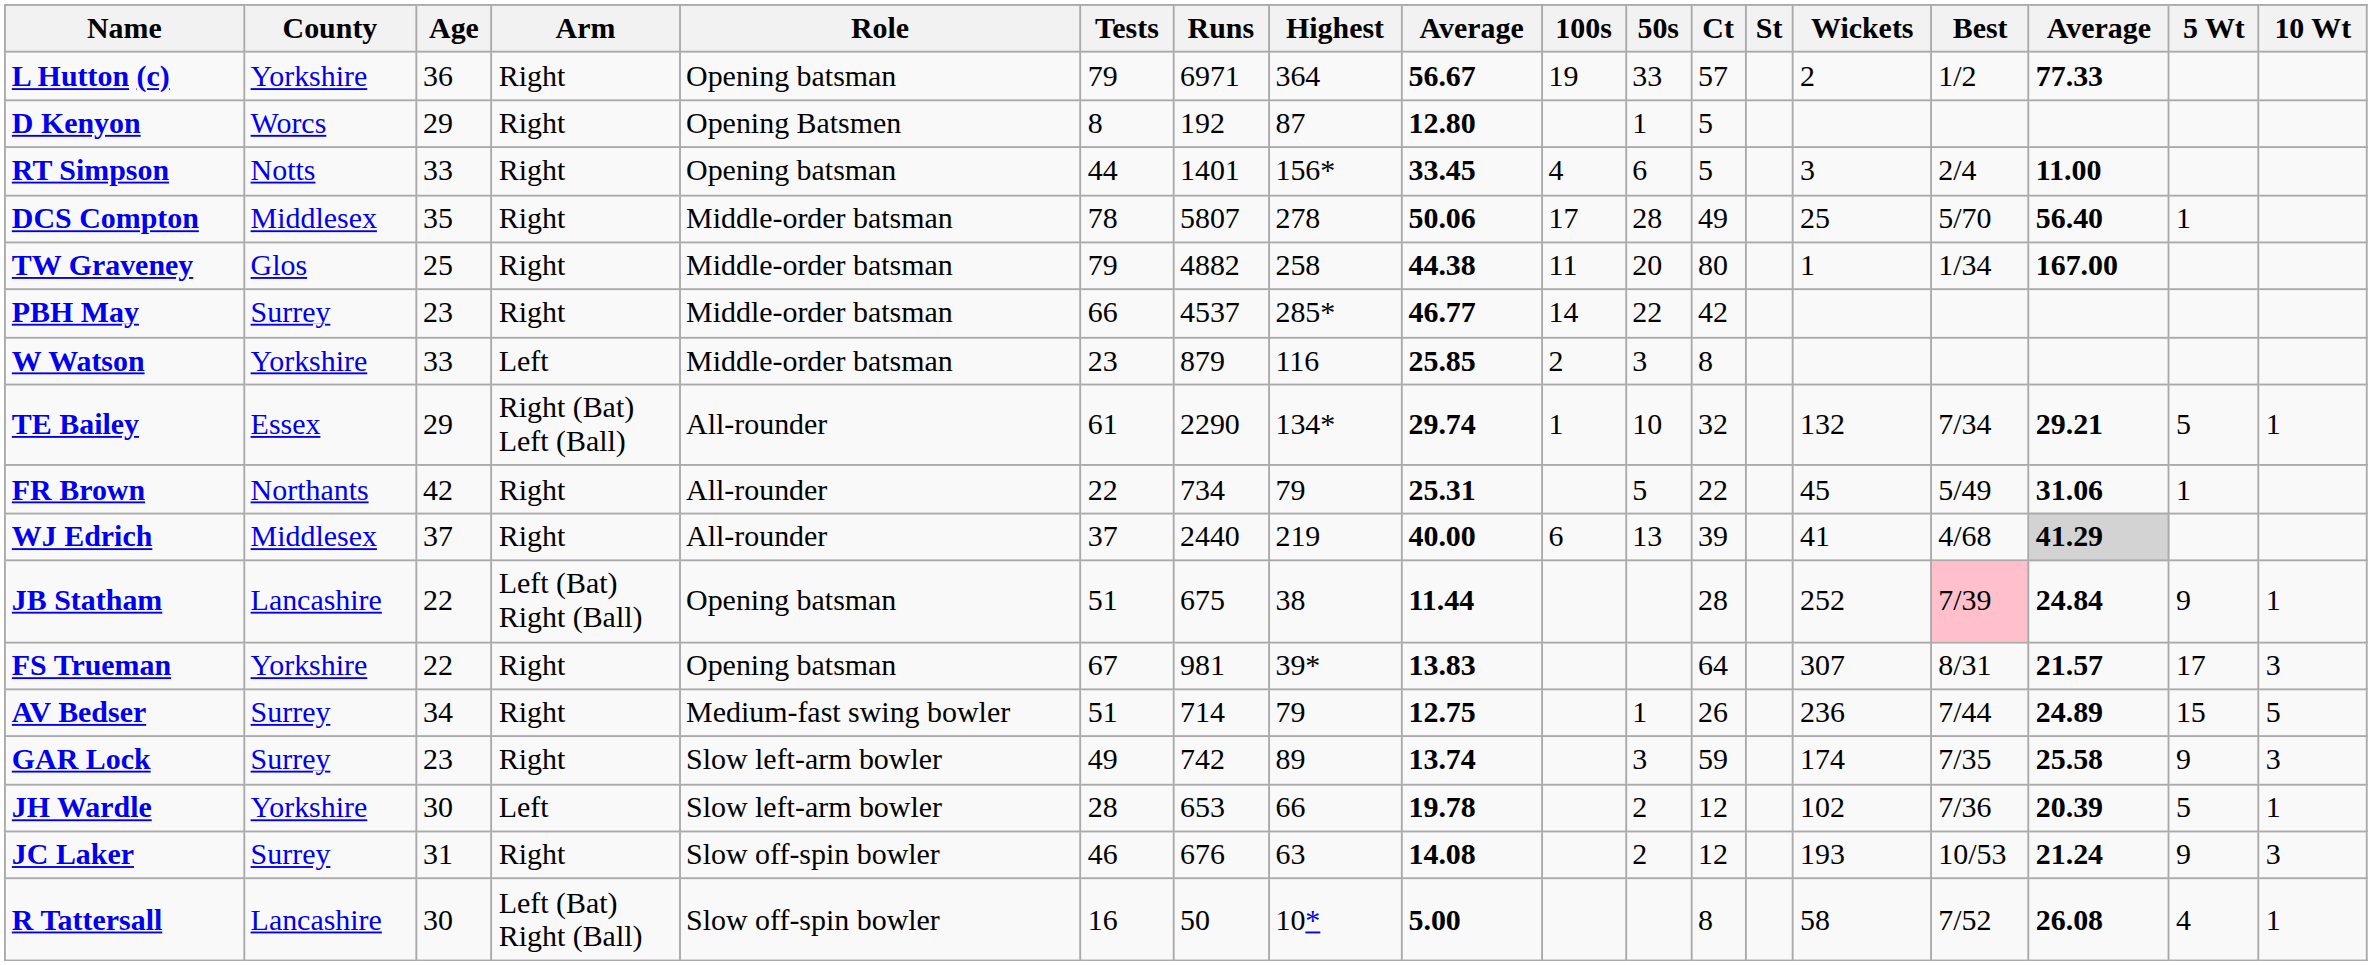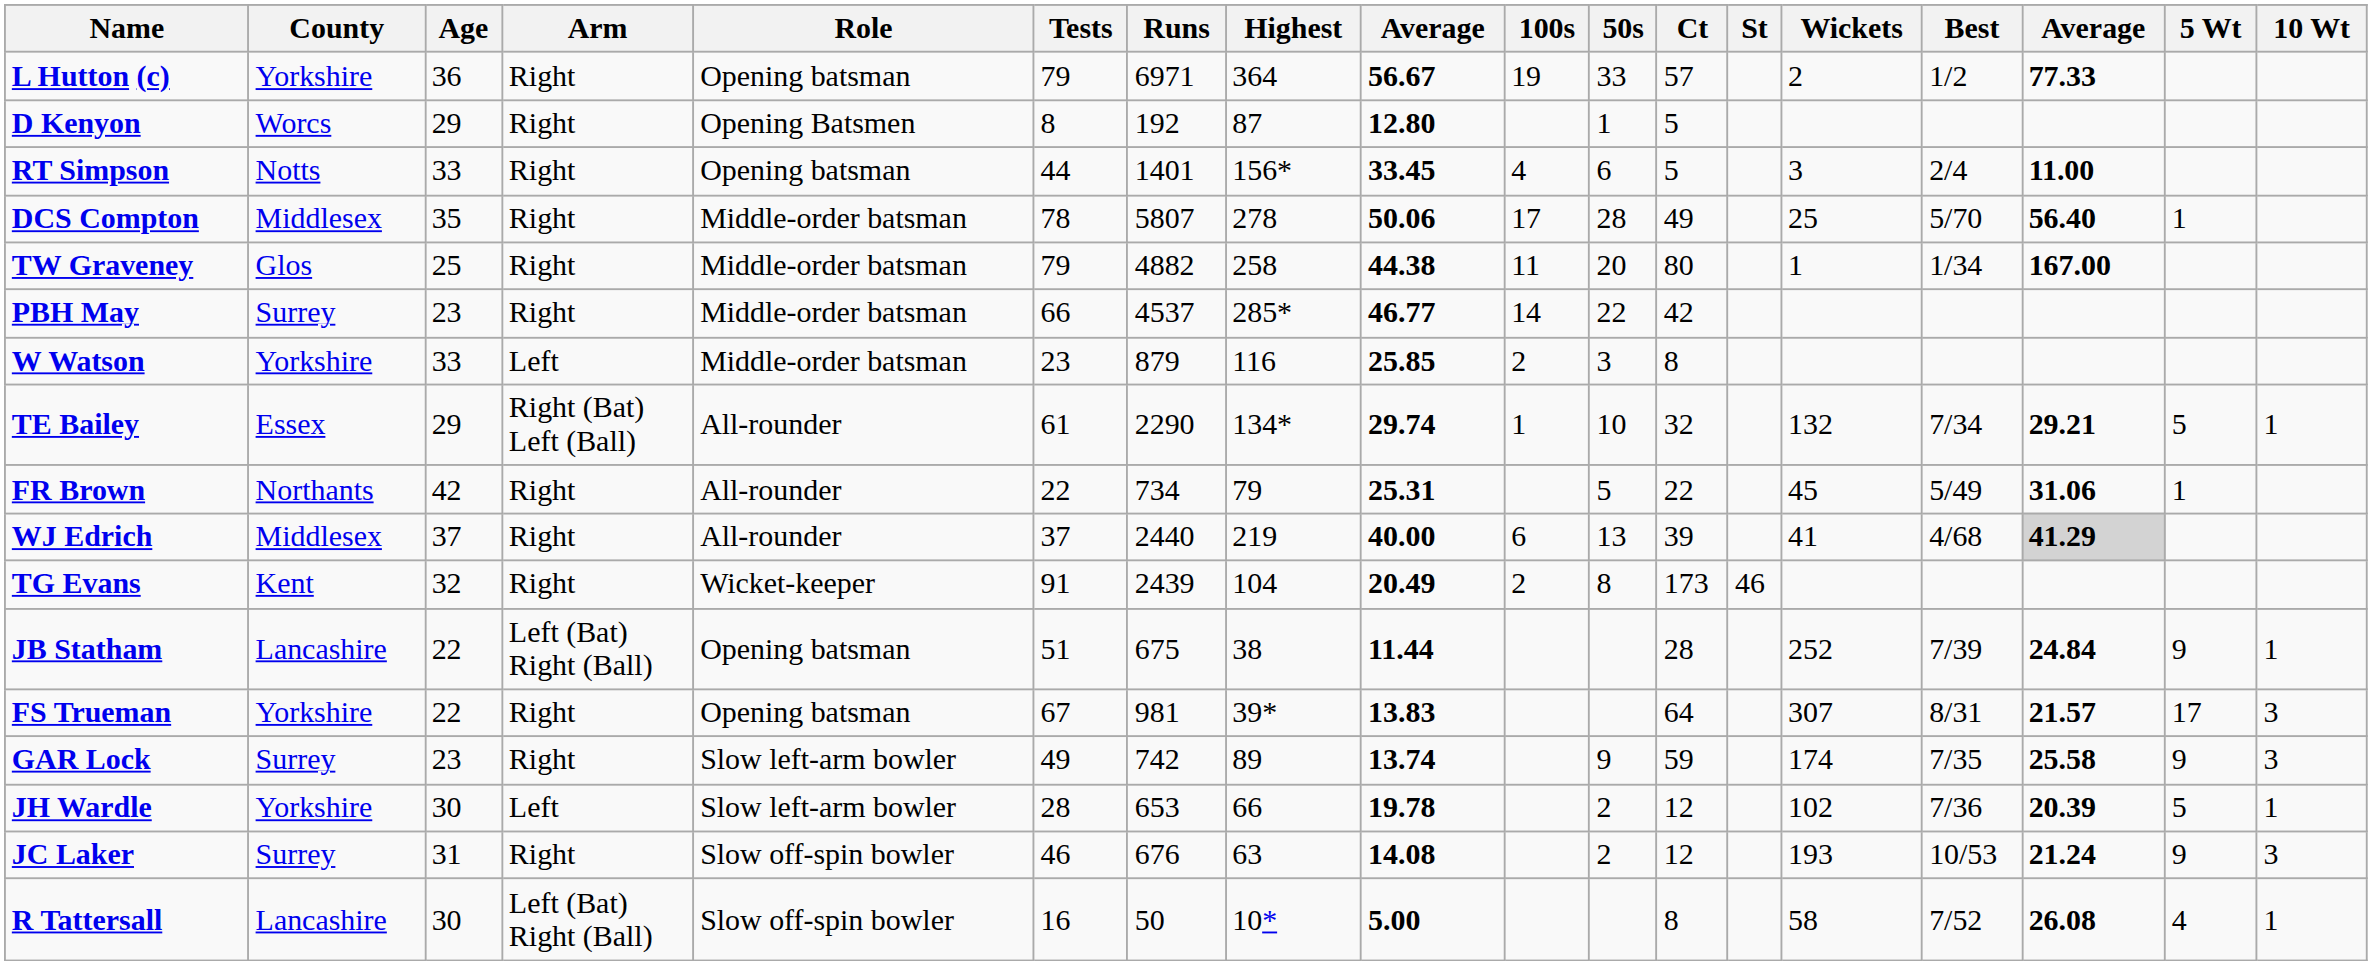+ row: (76, 583)
(1965, 600) pink background -> (1956, 648) no background
- row: (79, 712)
(1640, 759) 3 -> (1604, 759) 9
